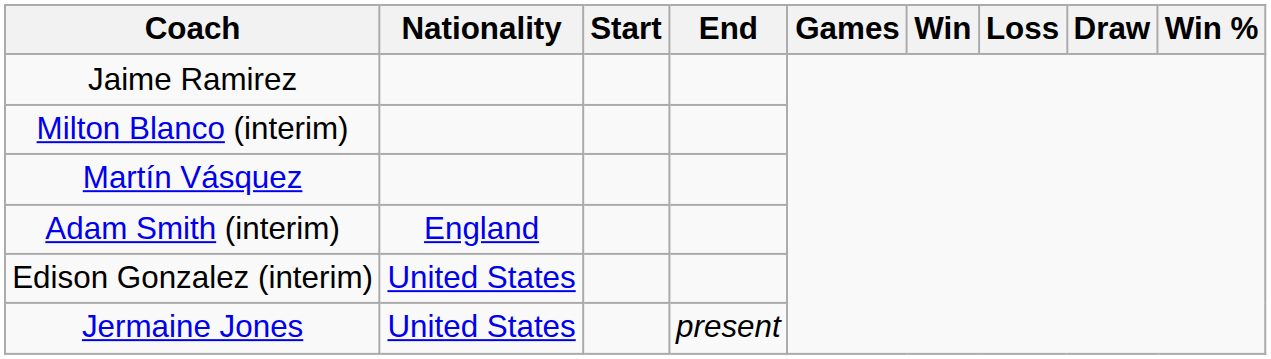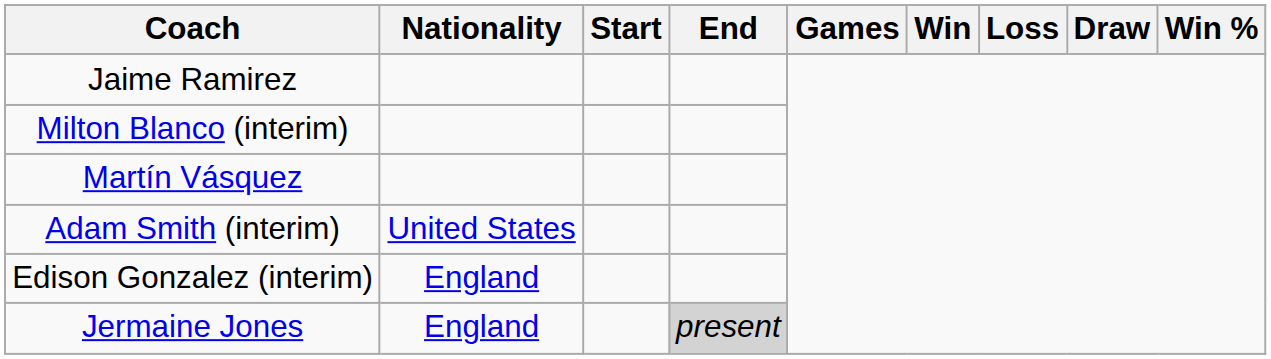(482, 228) England -> (482, 228) United States
(482, 278) United States -> (482, 278) England
(482, 327) United States -> (482, 327) England
(728, 327) no background -> (728, 327) lightgrey background
